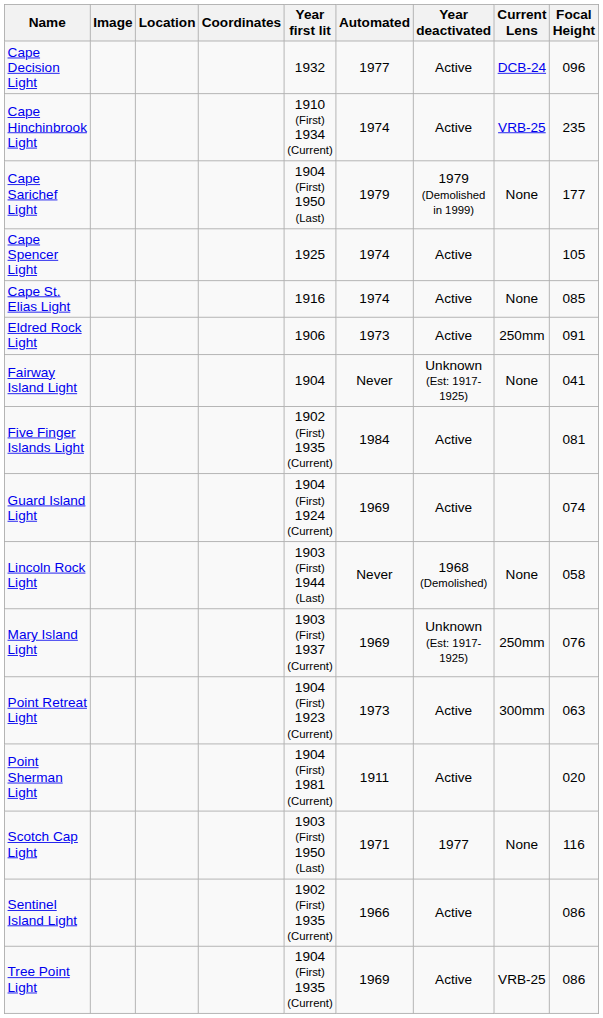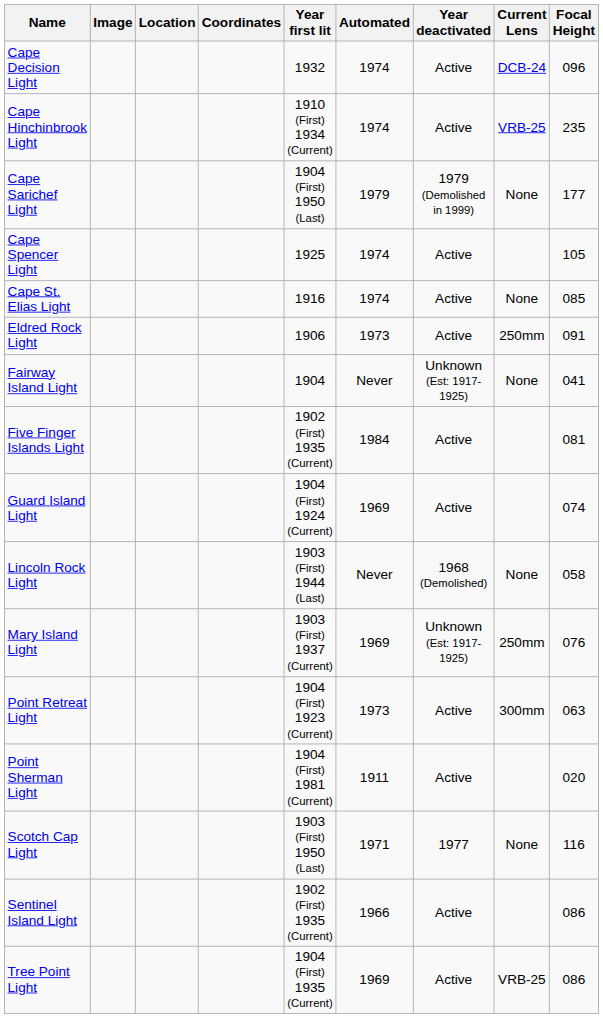(374, 67) 1977 -> (374, 67) 1974
